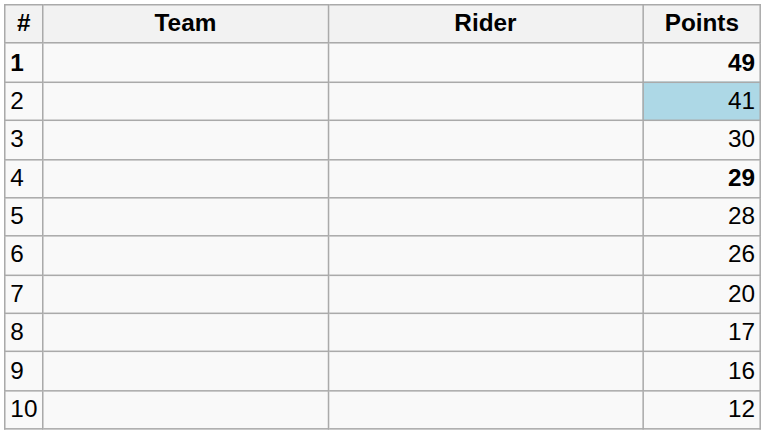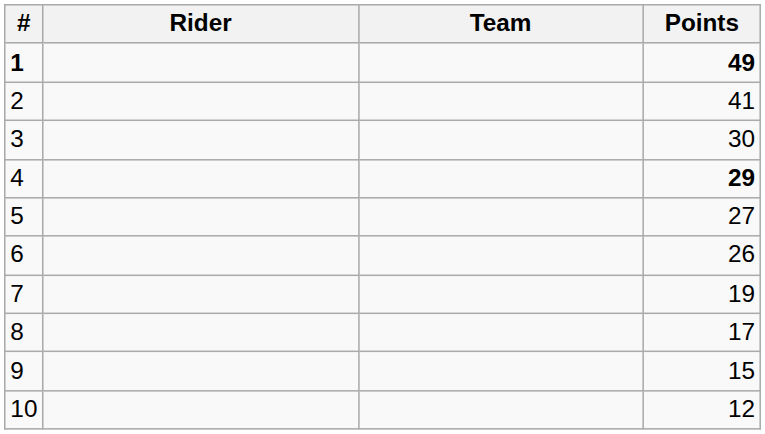columns swapped: (485, 23) <-> (185, 23)
(742, 100) lightblue background -> (742, 100) no background
(742, 216) 28 -> (742, 216) 27
(742, 293) 20 -> (742, 293) 19
(742, 370) 16 -> (742, 370) 15
